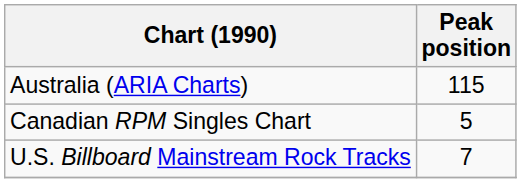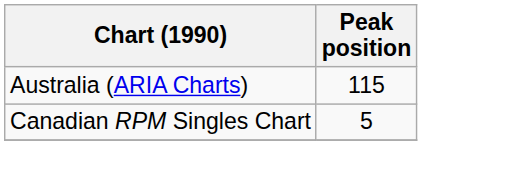- row: (210, 158)
